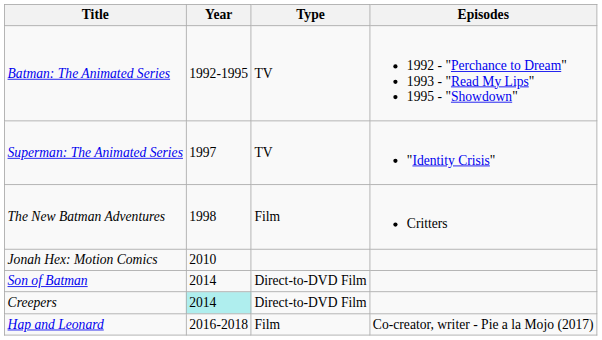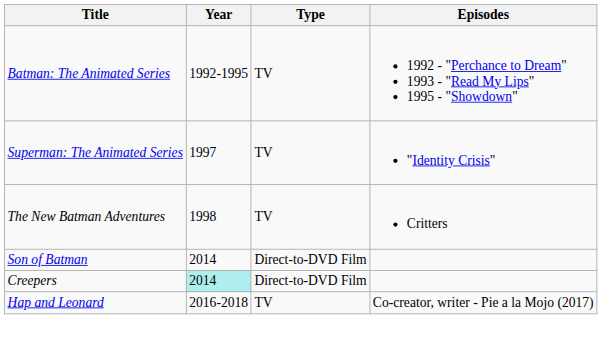(267, 216) Film -> (263, 216) TV
- row: (83, 259)
(267, 324) Film -> (263, 302) TV
